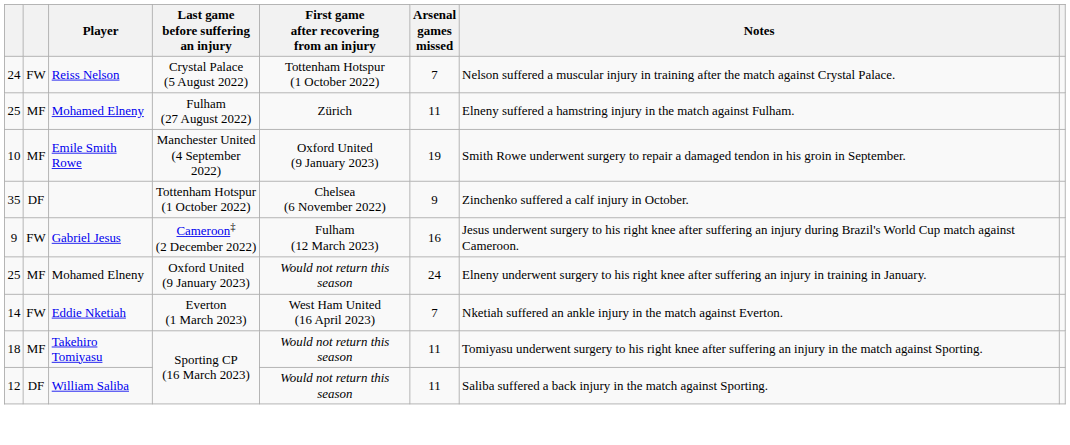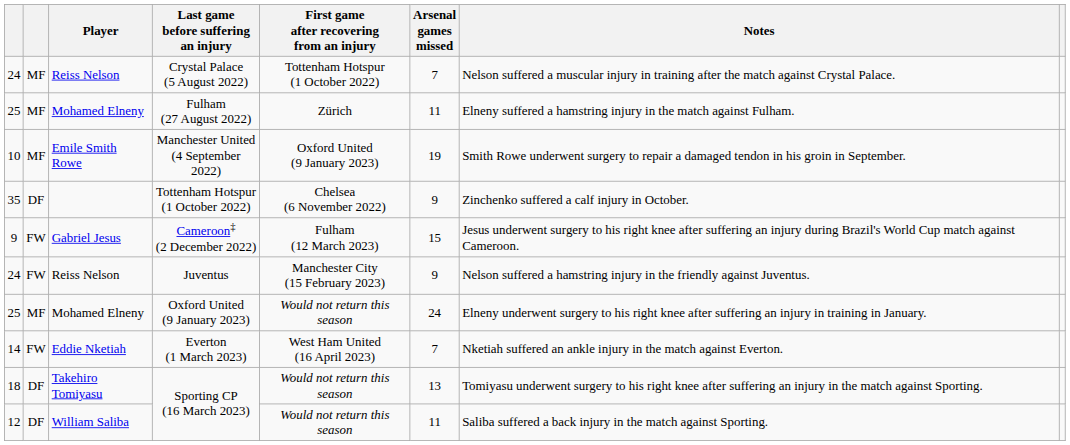(36, 74) FW -> (36, 74) MF
(435, 237) 16 -> (435, 237) 15
+ row: (14, 275)
(36, 349) MF -> (36, 385) DF
(435, 349) 11 -> (435, 385) 13
